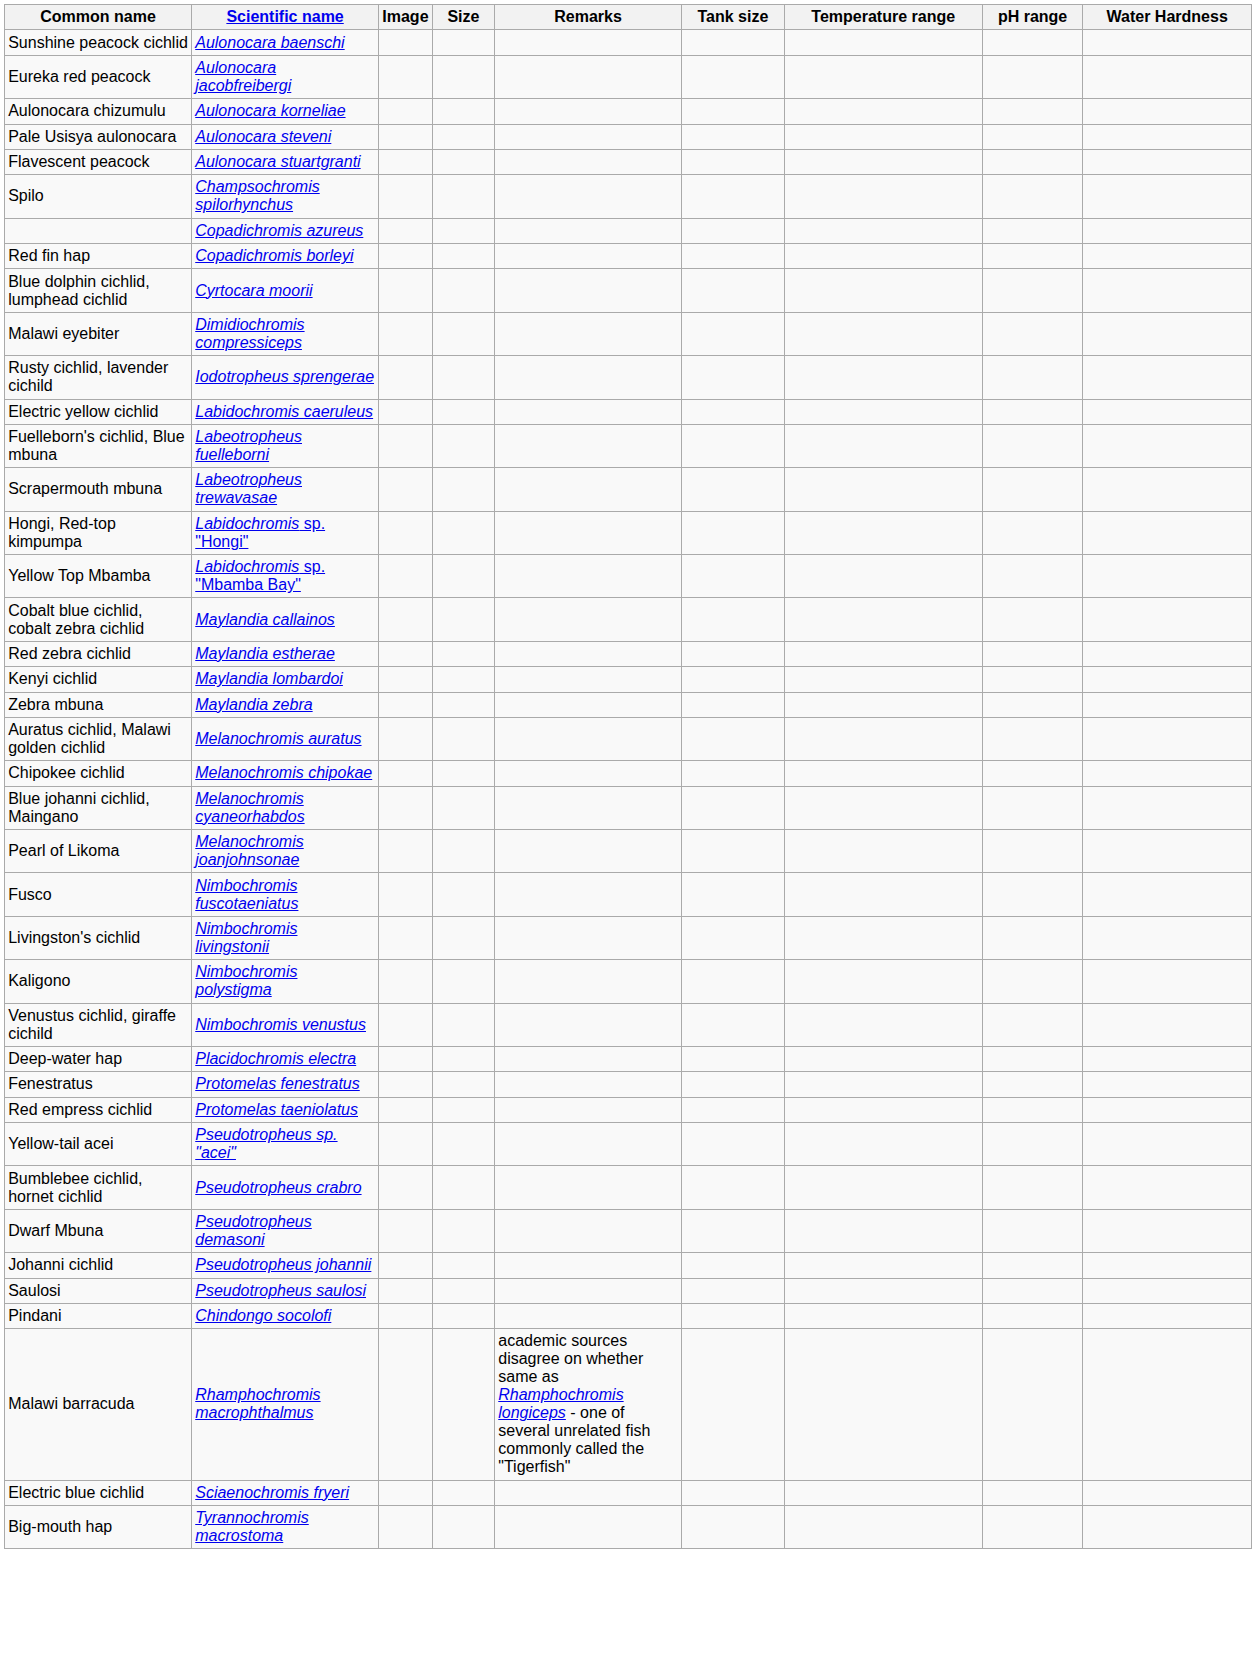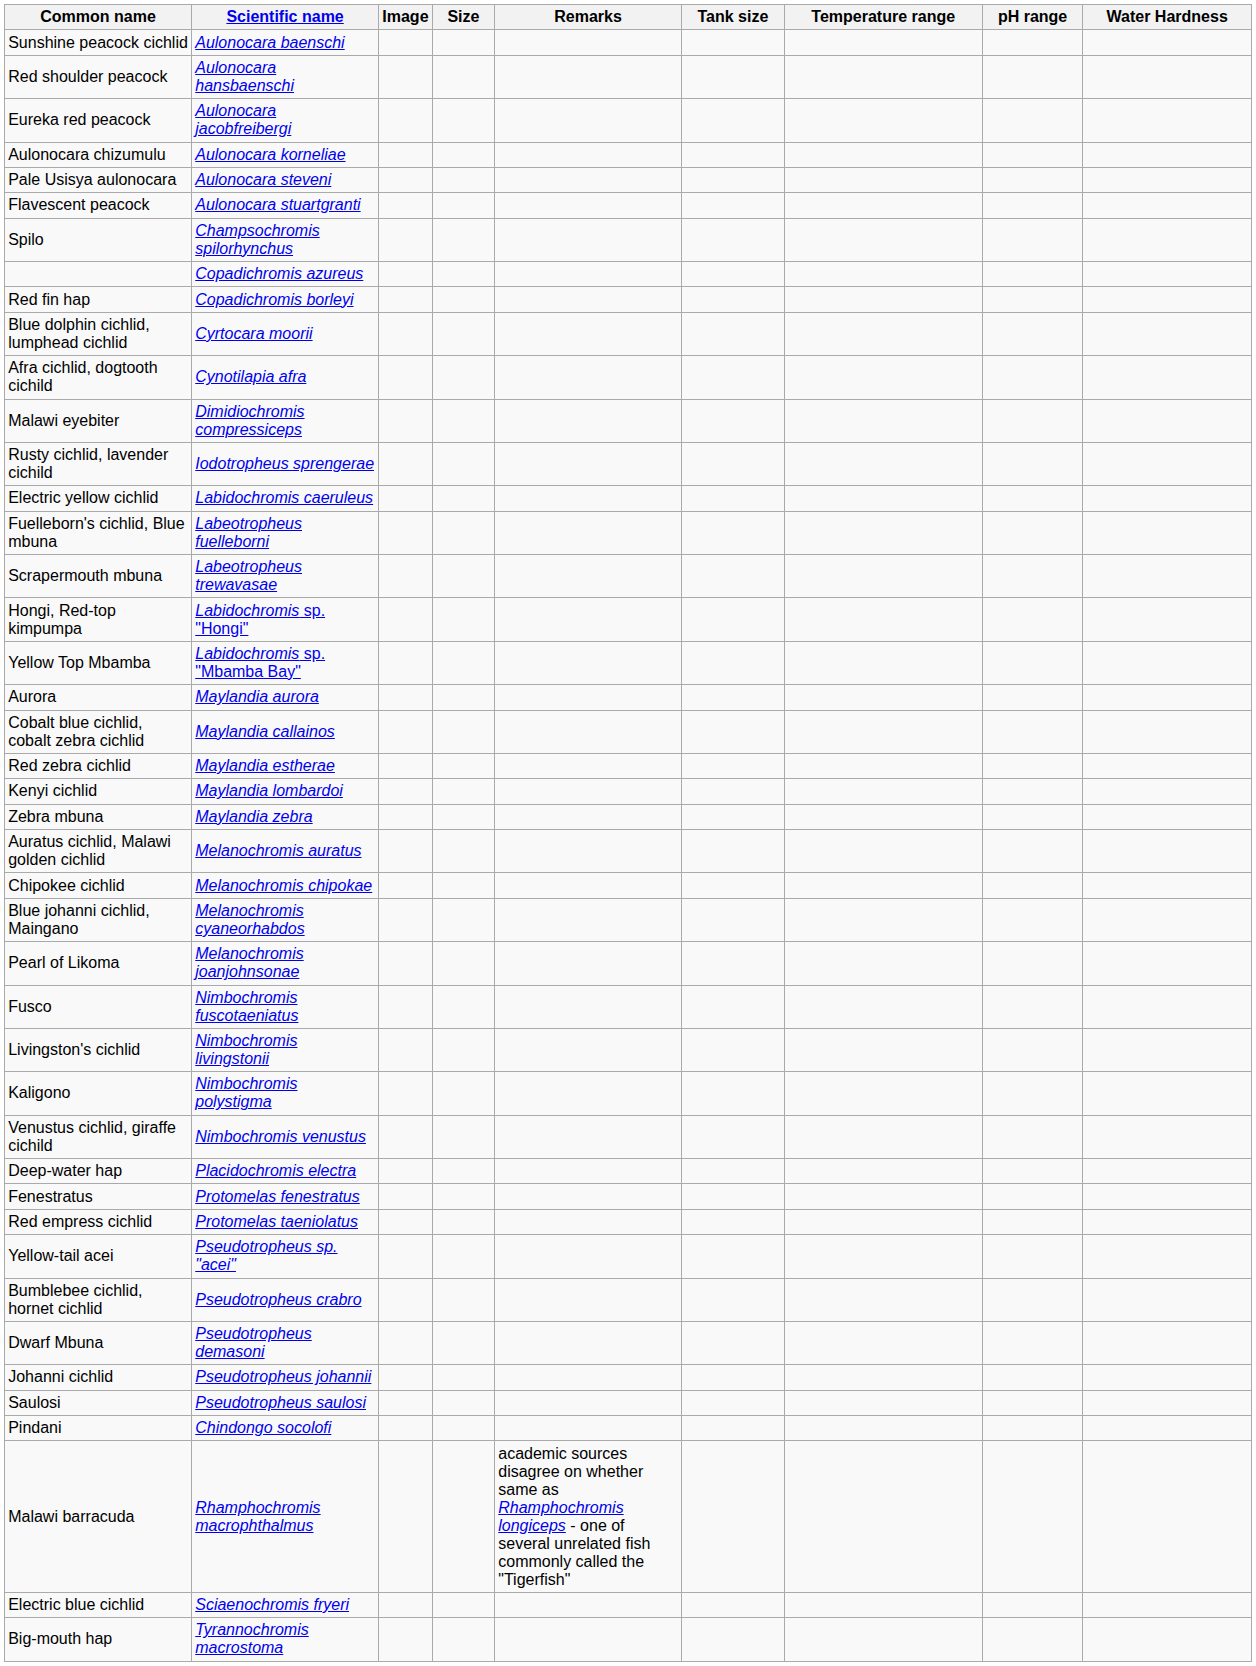+ row: (88, 76)
+ row: (83, 377)
+ row: (32, 697)
